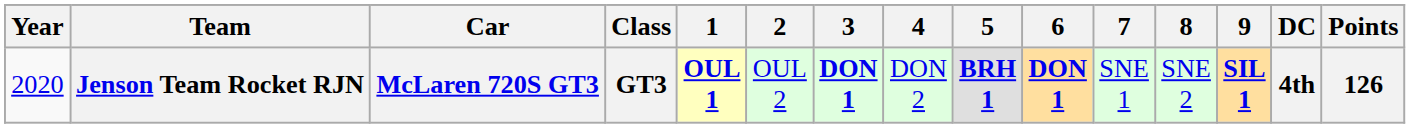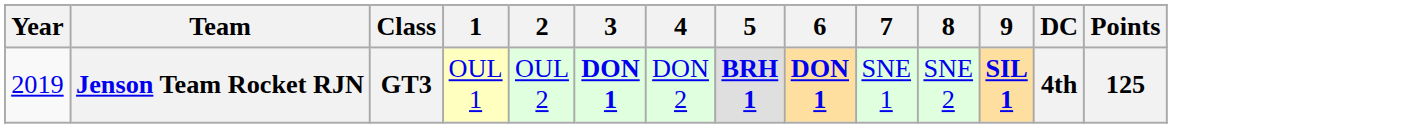- column: (488, 25)
(37, 84) 2020 -> (37, 84) 2019
(712, 84) bold -> (476, 84) normal
(1363, 84) 126 -> (1125, 84) 125
